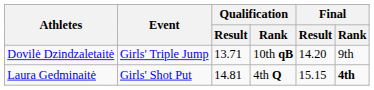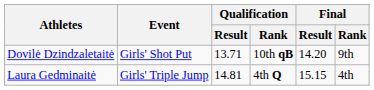(164, 55) Girls' Triple Jump -> (156, 55) Girls' Shot Put
(156, 75) Girls' Shot Put -> (164, 75) Girls' Triple Jump
(346, 75) bold -> (346, 75) normal
